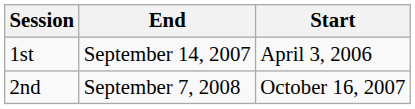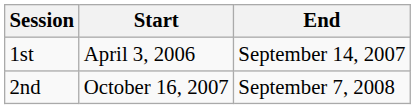columns swapped: (333, 20) <-> (167, 20)
